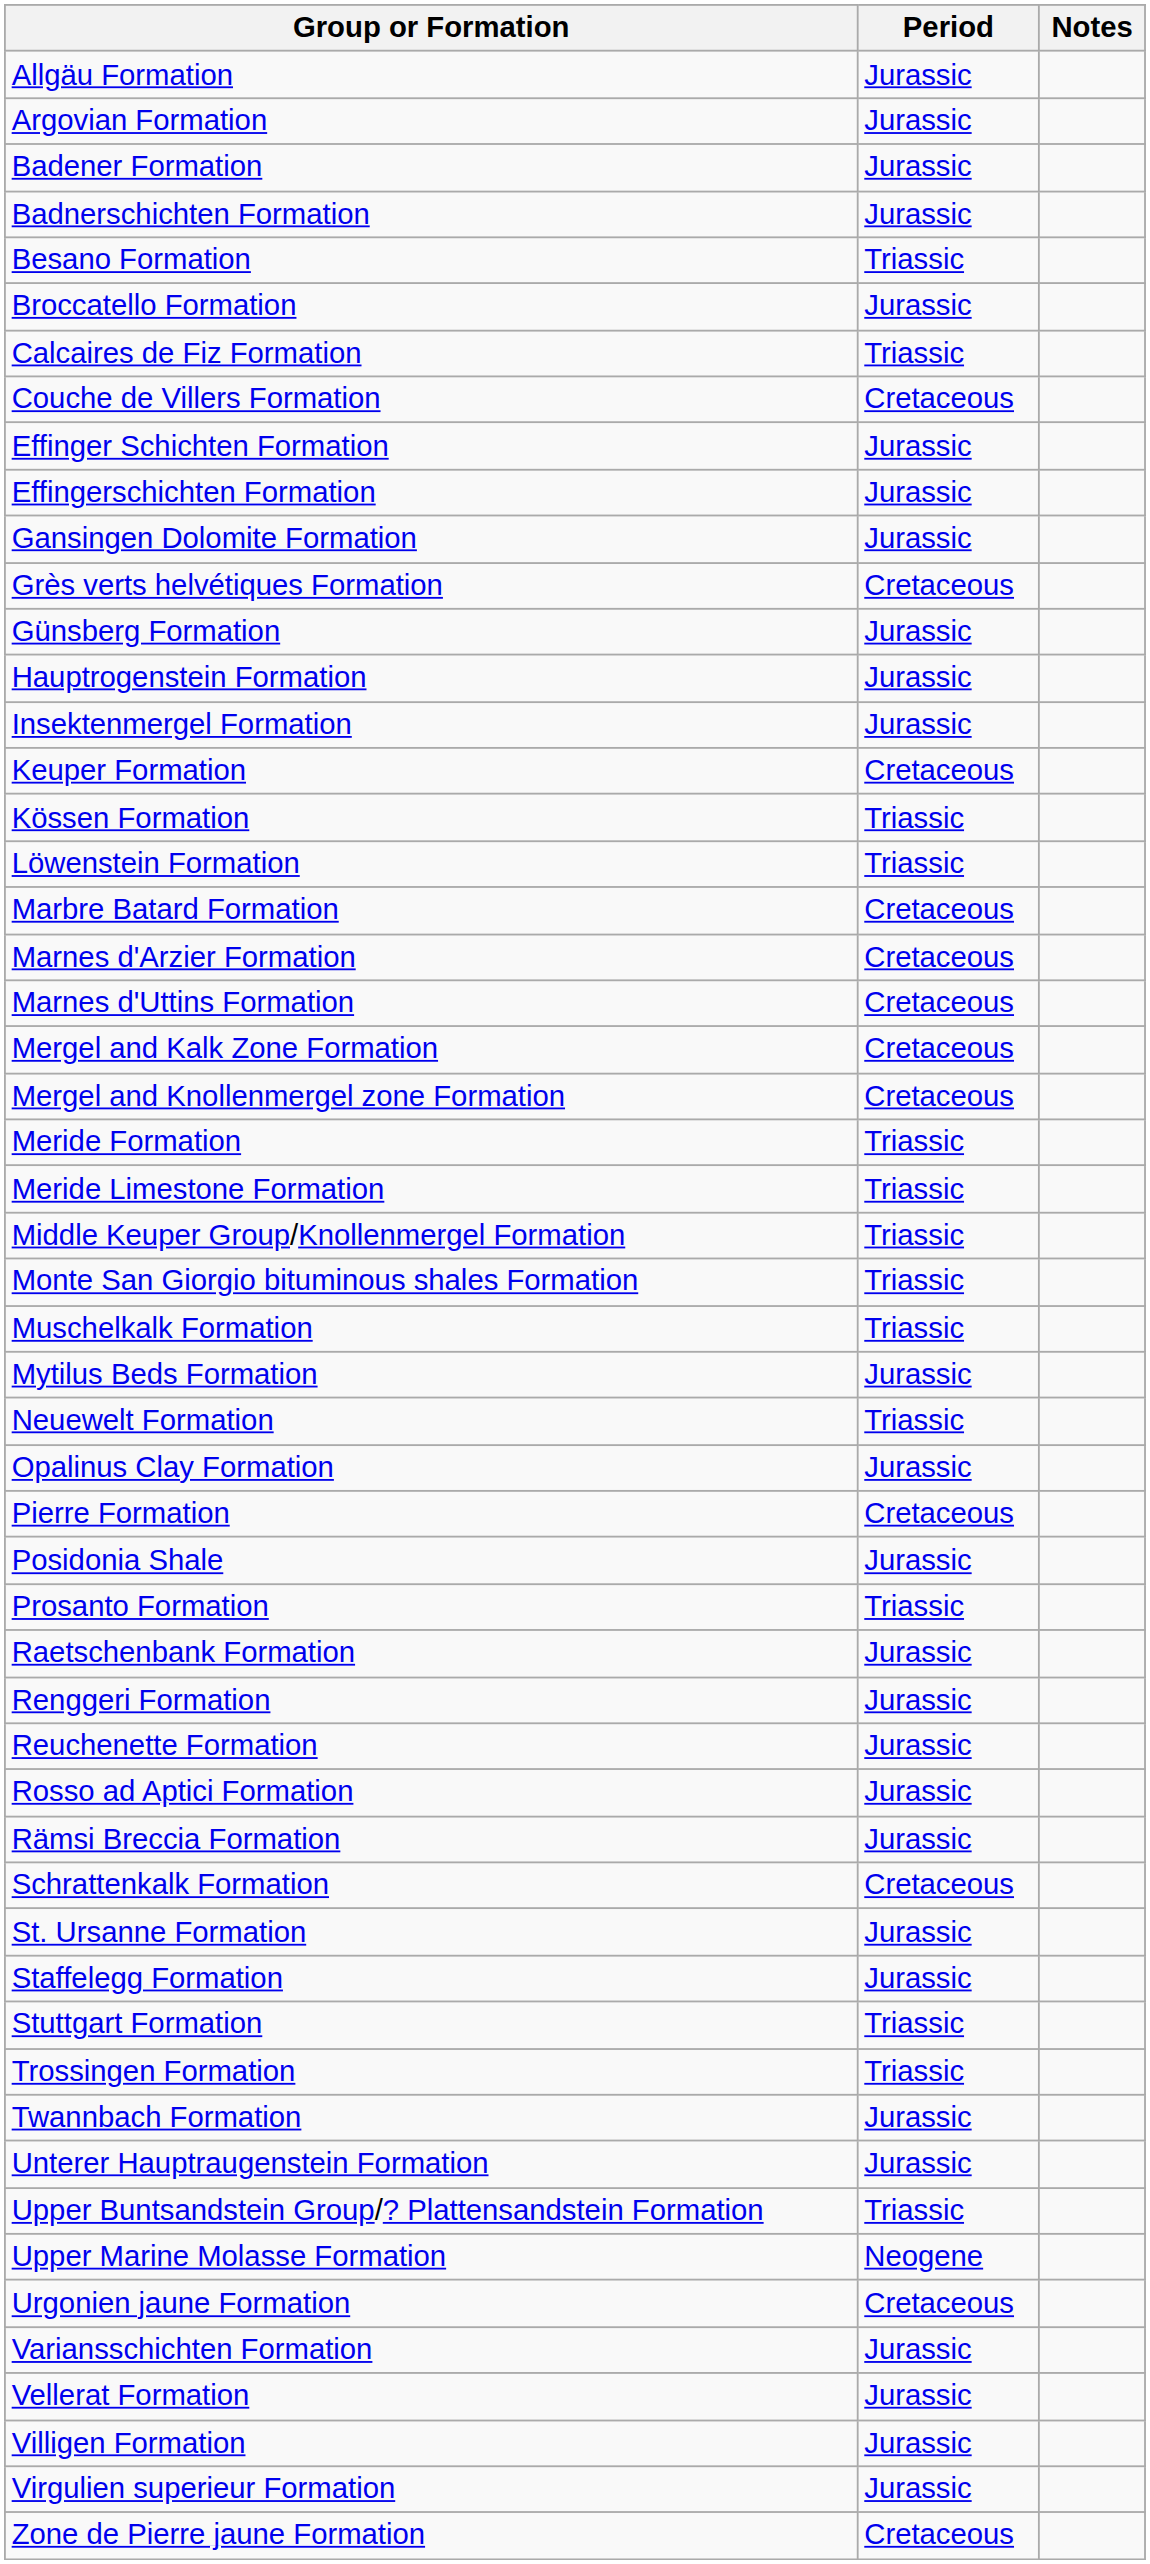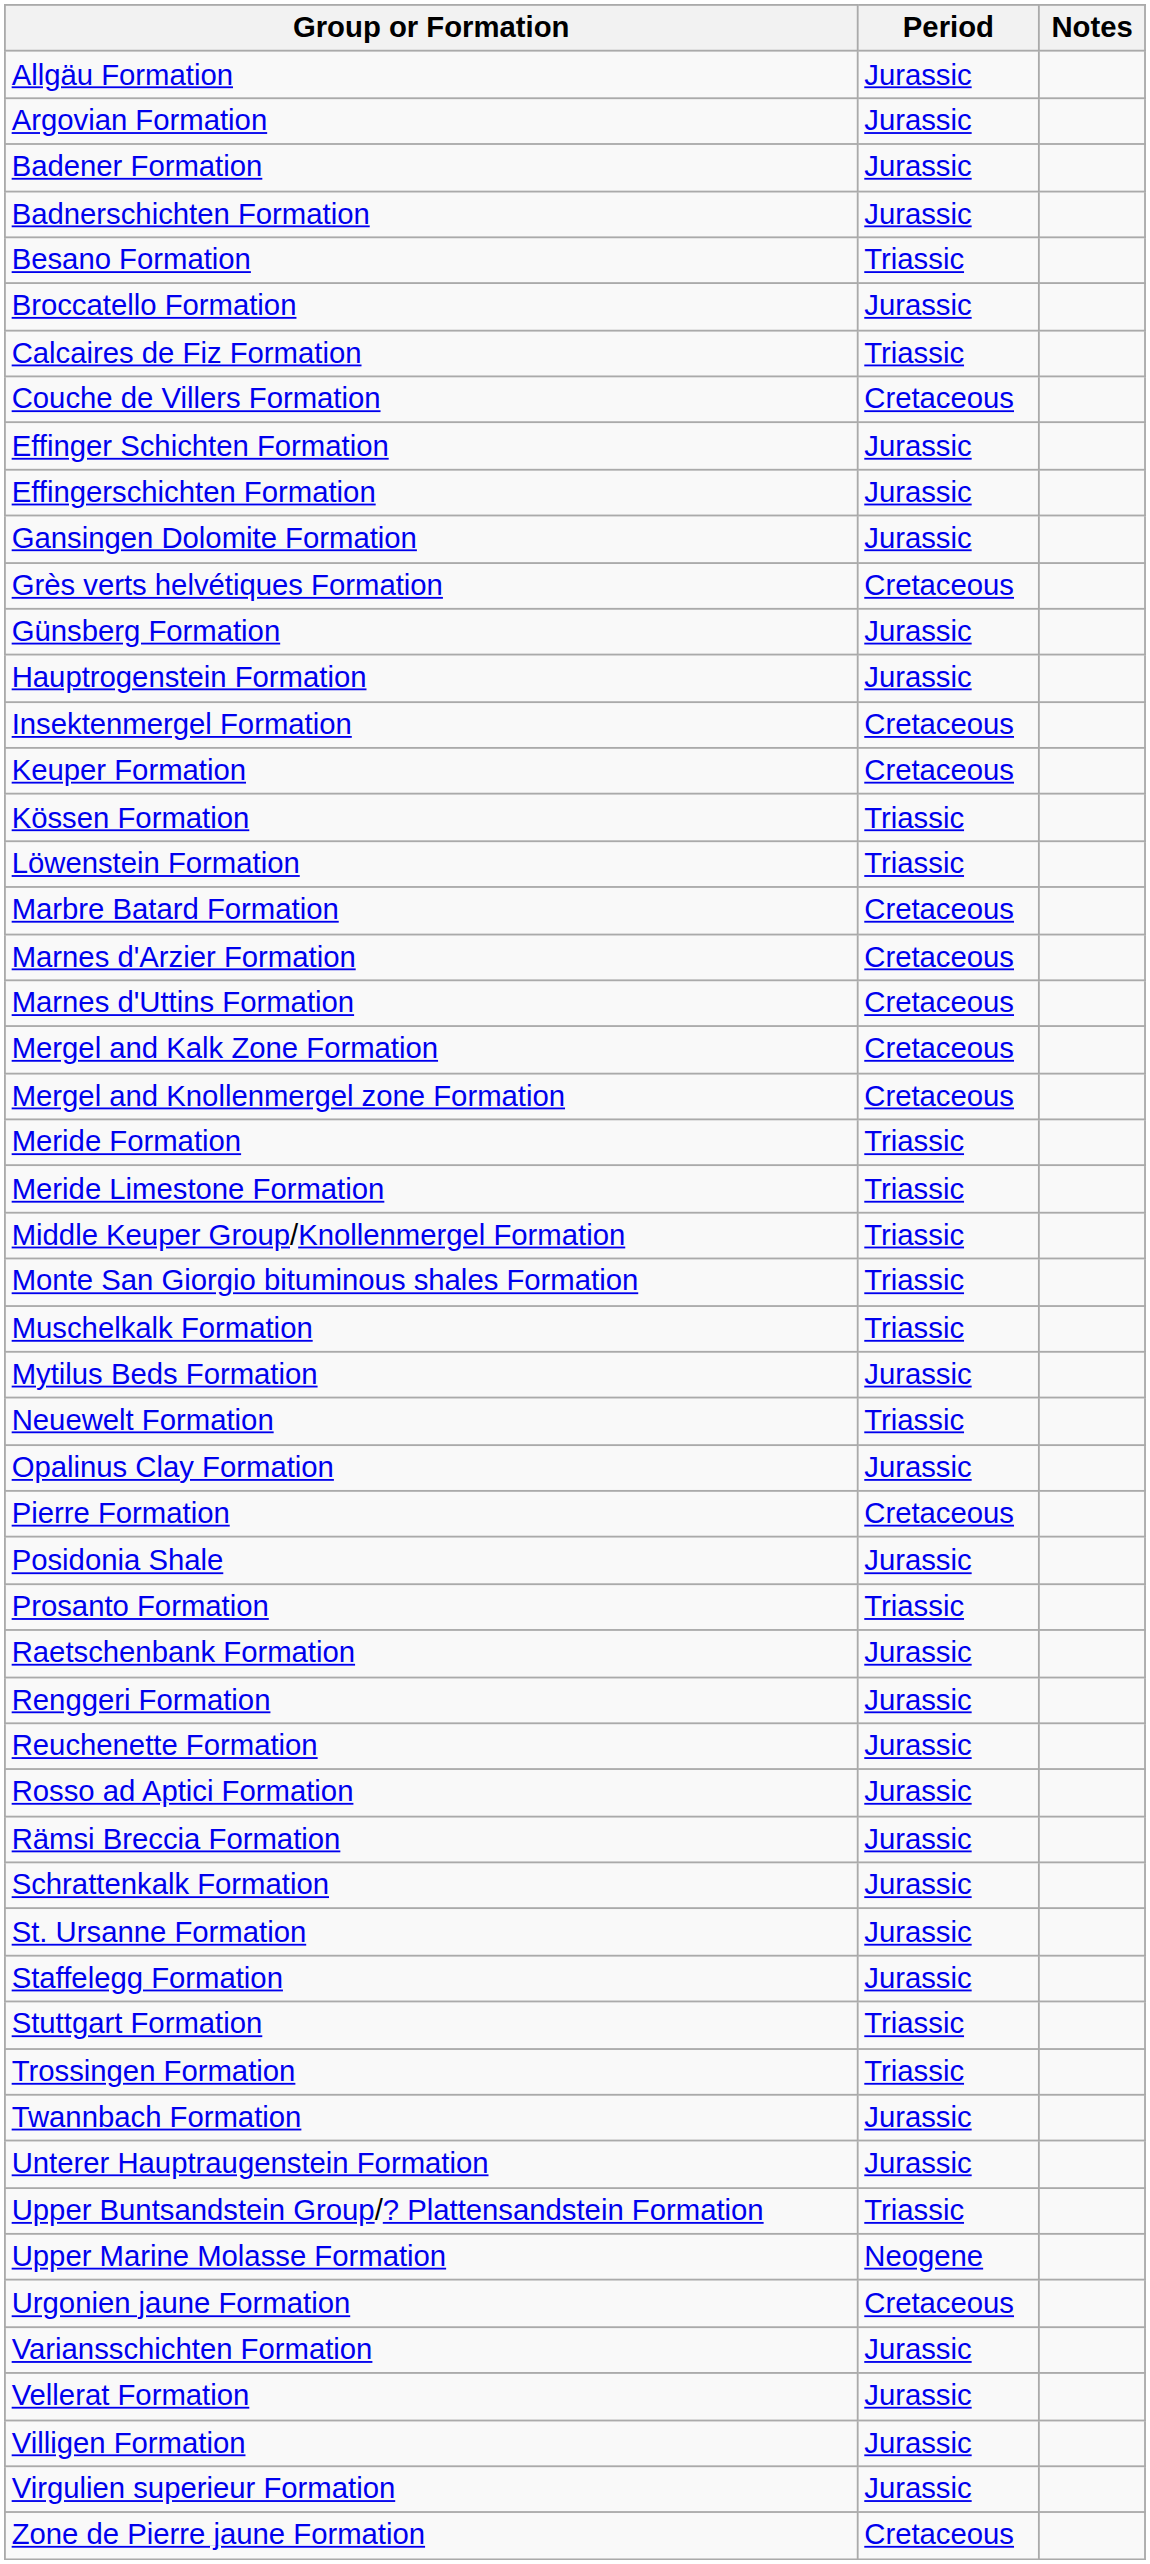(918, 724) Jurassic -> (939, 724) Cretaceous
(939, 1885) Cretaceous -> (918, 1885) Jurassic
